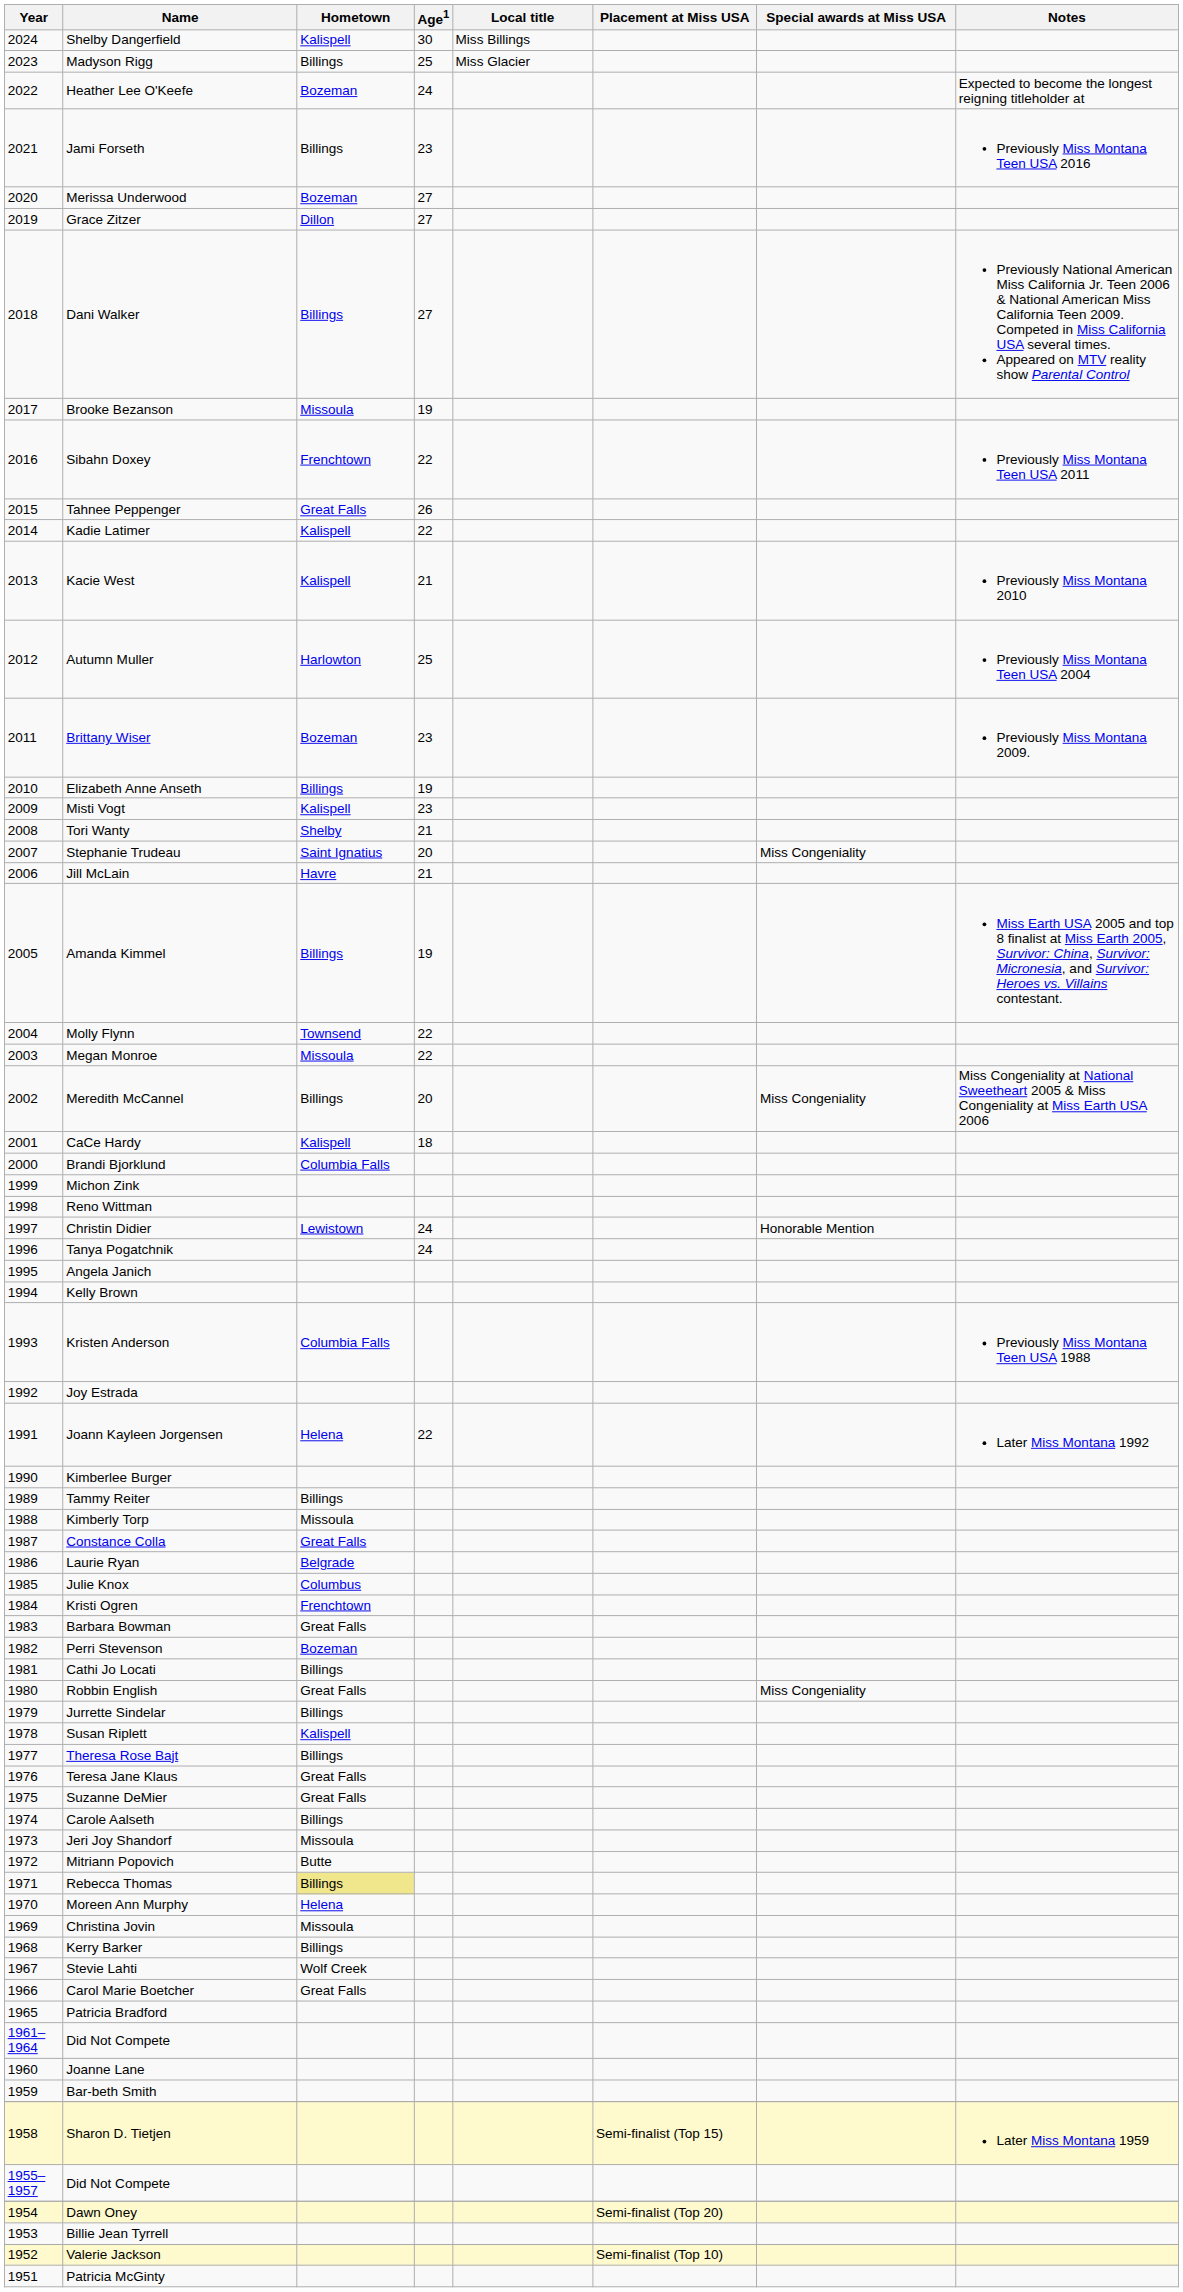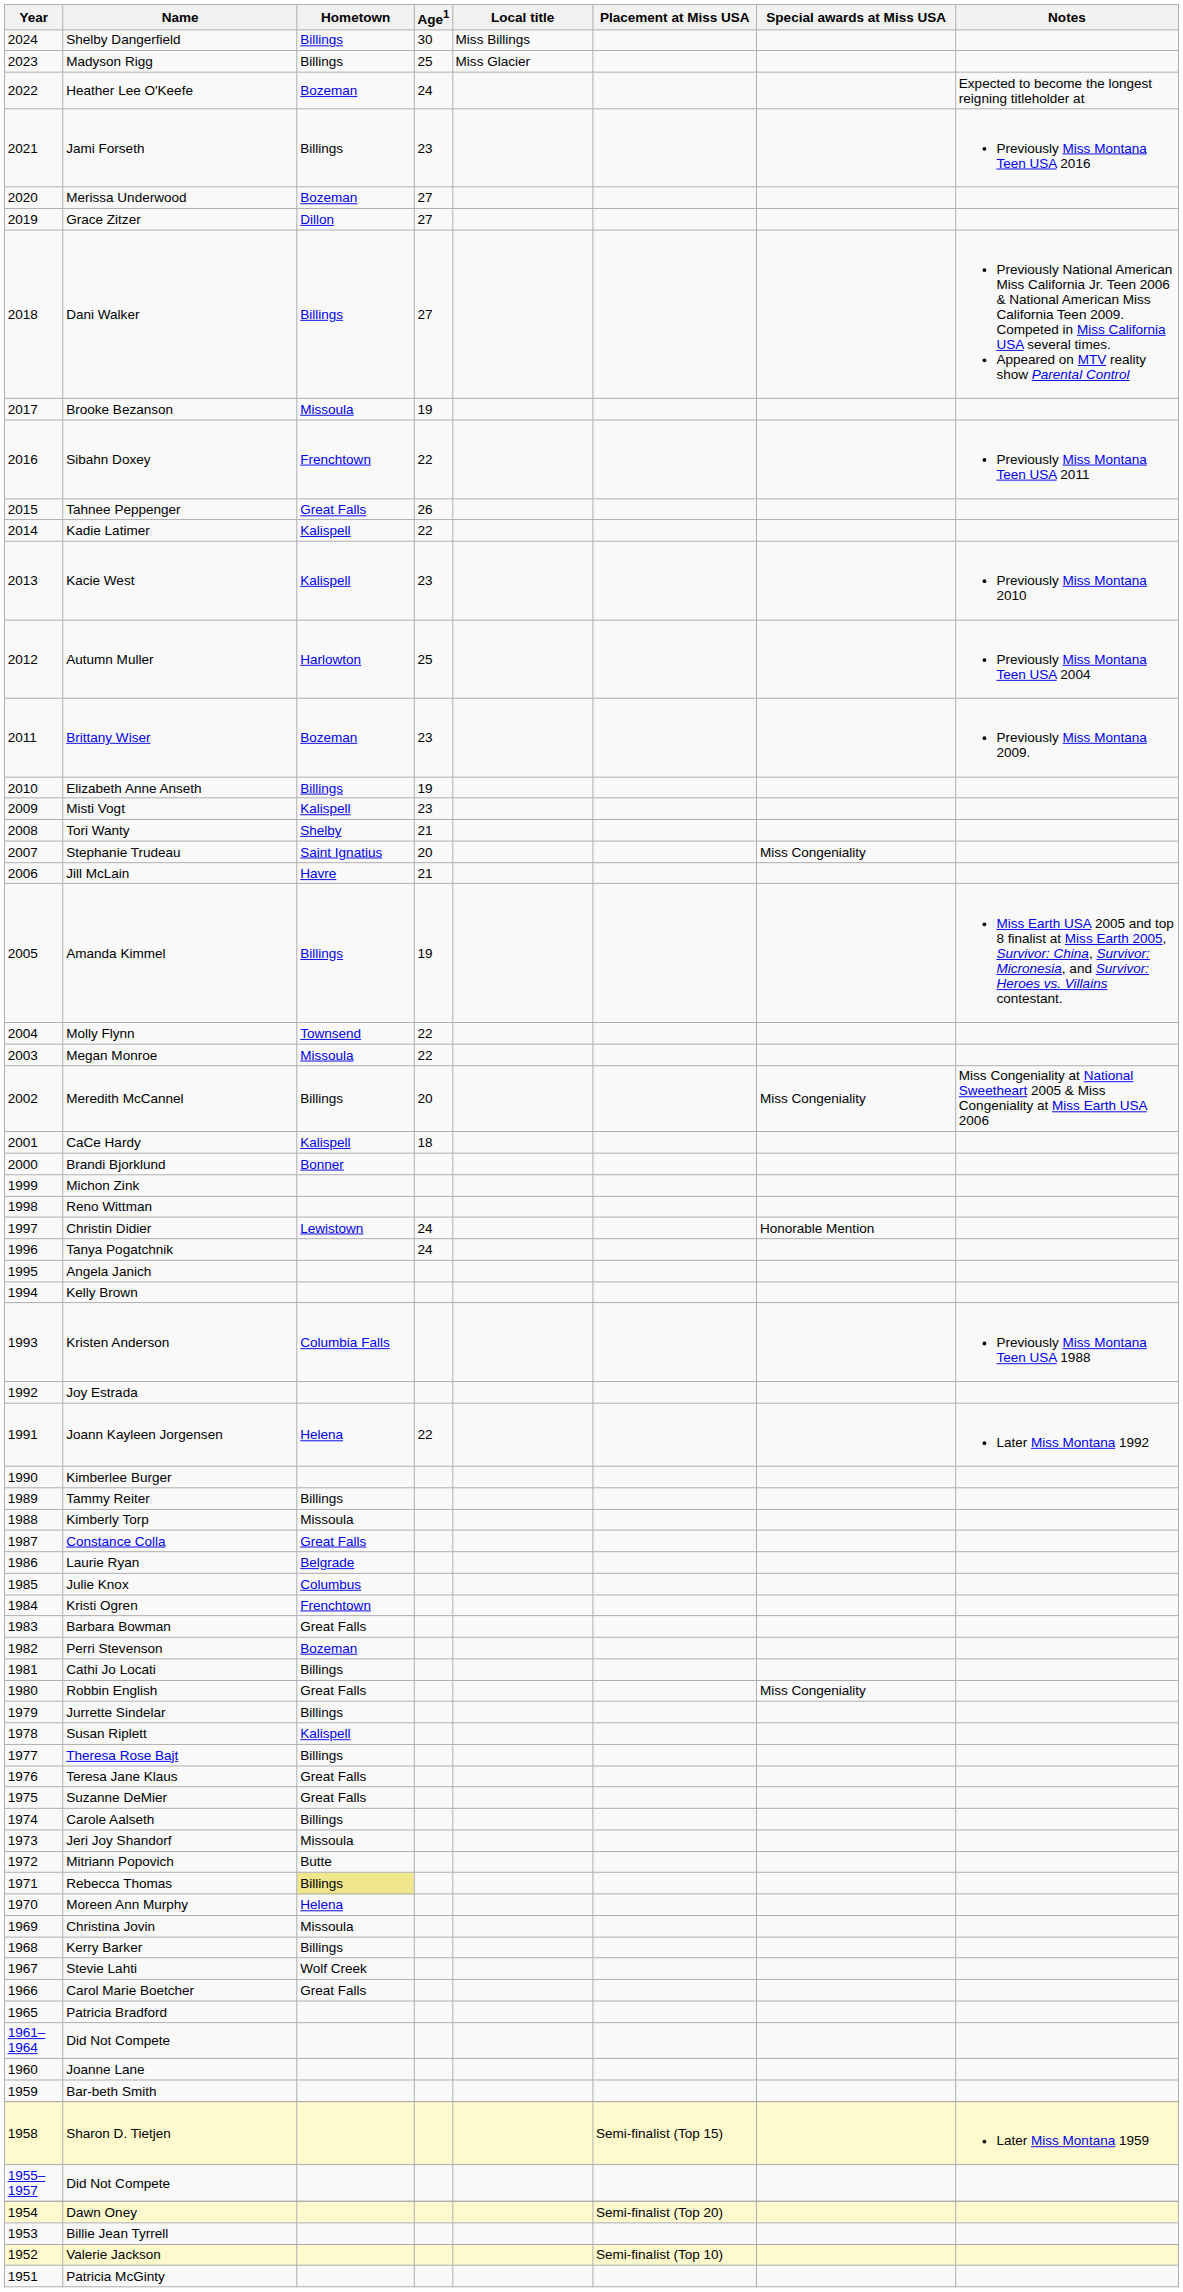(325, 41) Kalispell -> (322, 41) Billings
(425, 581) 21 -> (425, 581) 23
(345, 1164) Columbia Falls -> (322, 1164) Bonner
